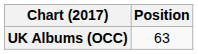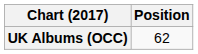(162, 37) 63 -> (162, 37) 62
